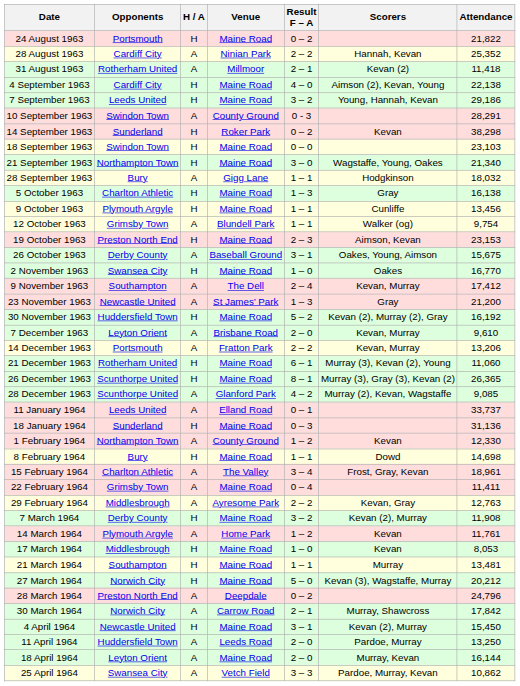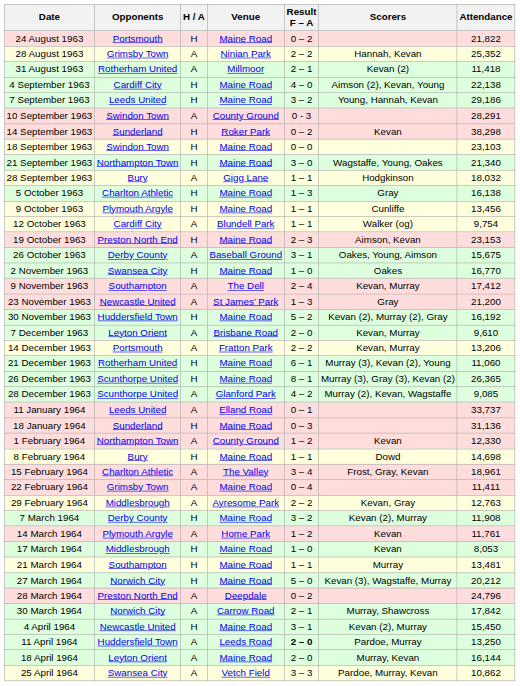(138, 54) Cardiff City -> (138, 54) Grimsby Town
(138, 224) Grimsby Town -> (138, 224) Cardiff City
(302, 642) normal -> (302, 642) bold
